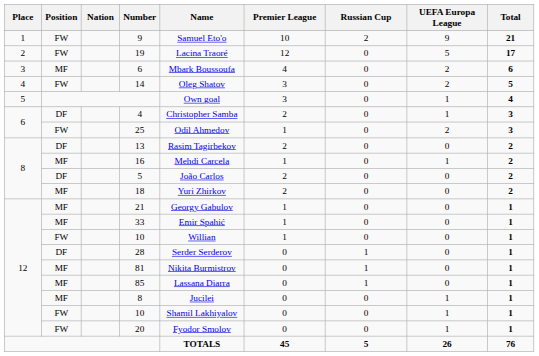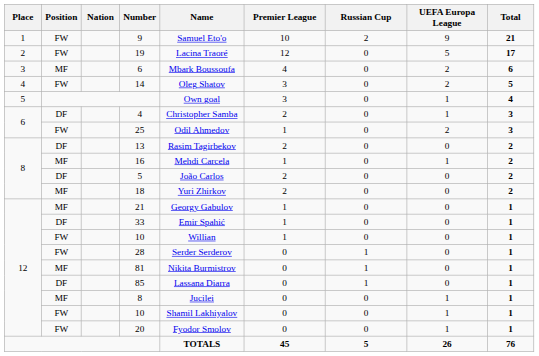(61, 222) MF -> (61, 222) DF
(61, 252) DF -> (61, 252) FW
(61, 283) MF -> (61, 283) DF
